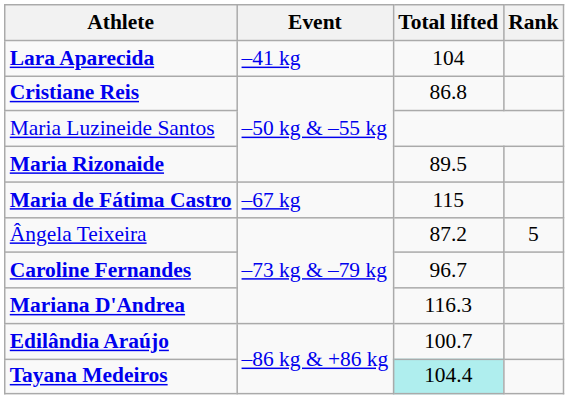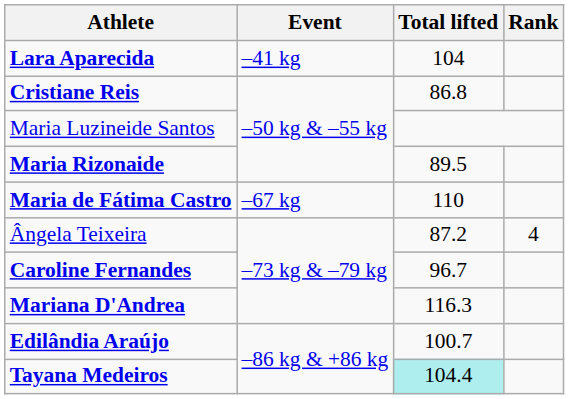(448, 199) 115 -> (448, 199) 110
(533, 234) 5 -> (533, 234) 4
